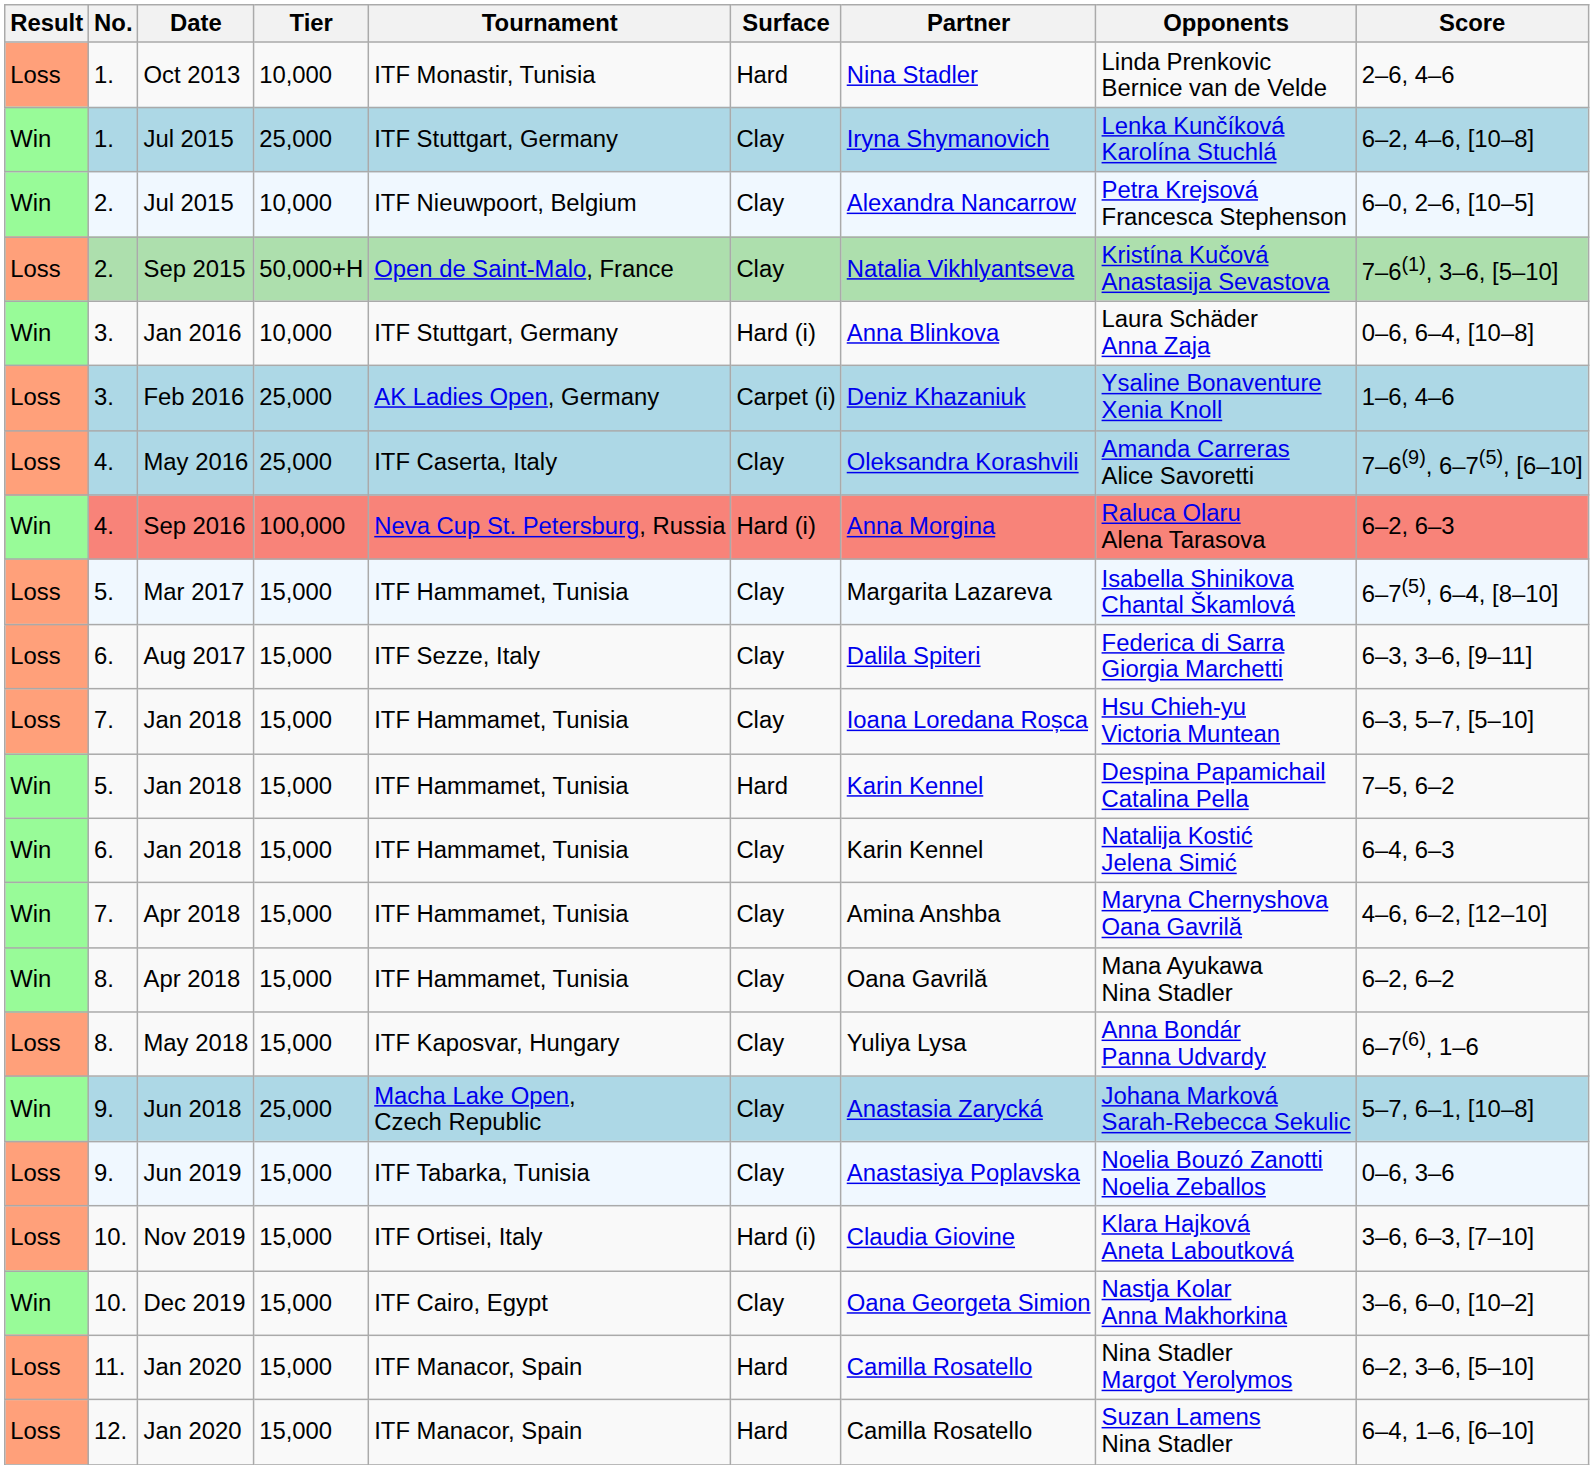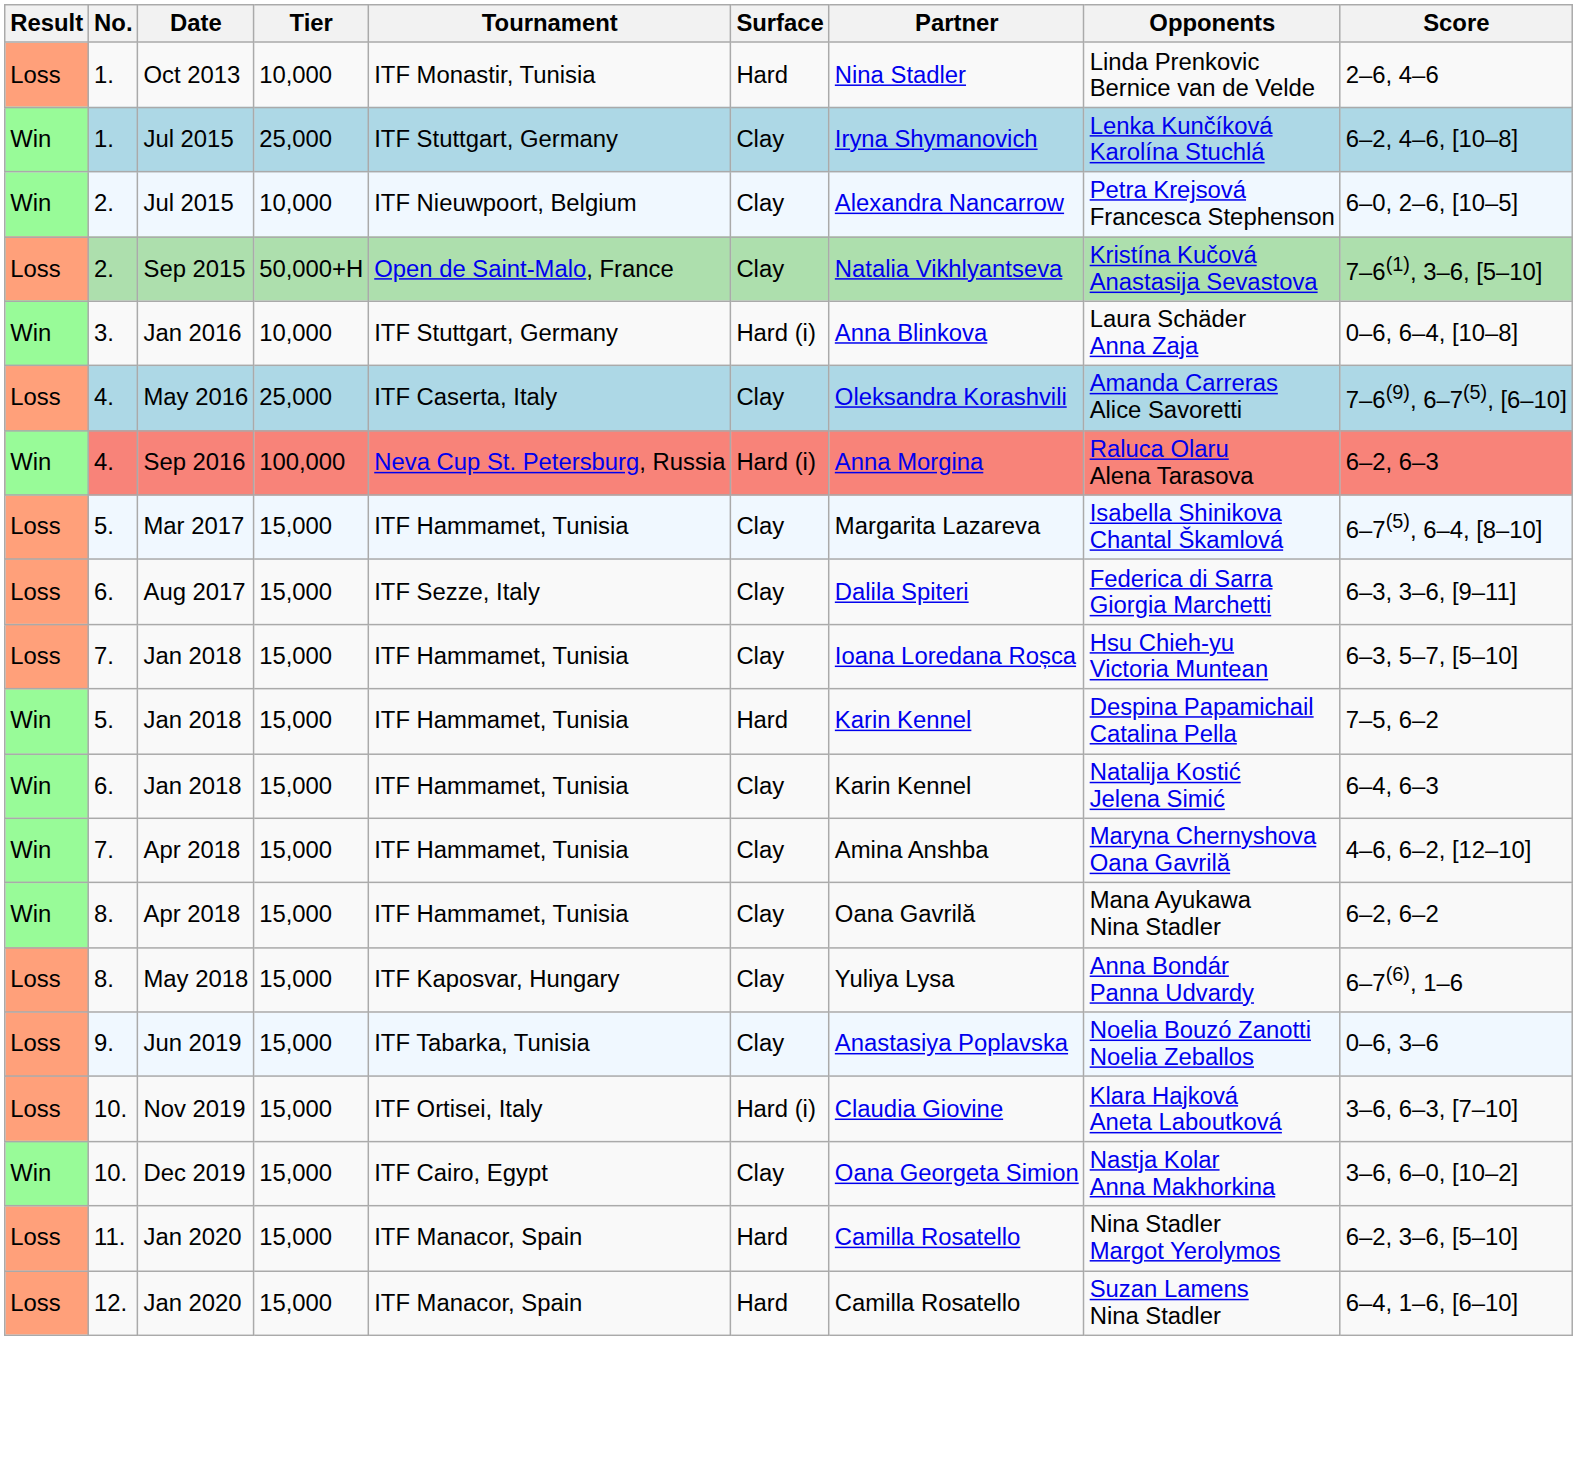- row: (104, 397)
- row: (104, 1108)
